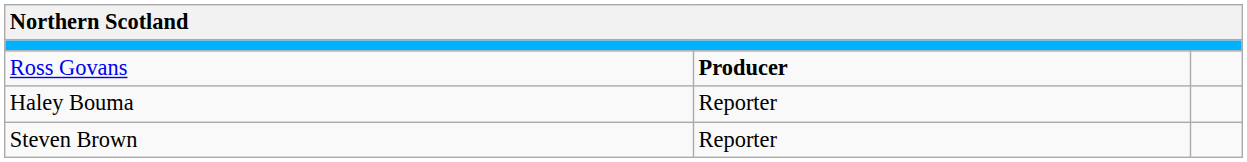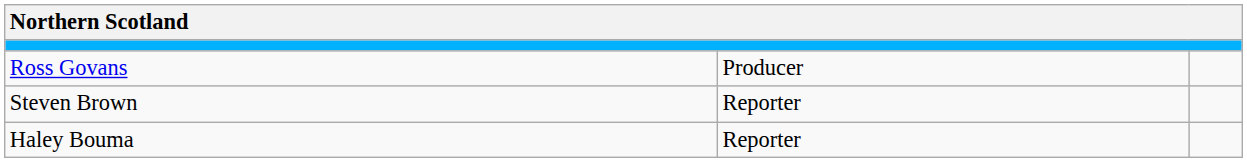(743, 68) bold -> (763, 68) normal
rows swapped: (74, 139) <-> (72, 103)
